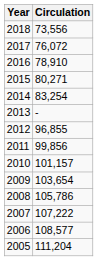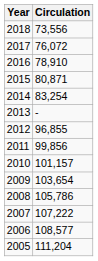(51, 79) 80,271 -> (51, 79) 80,871
